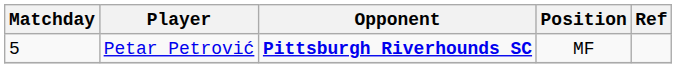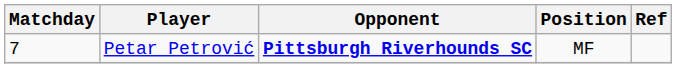(14, 49) 5 -> (14, 49) 7
